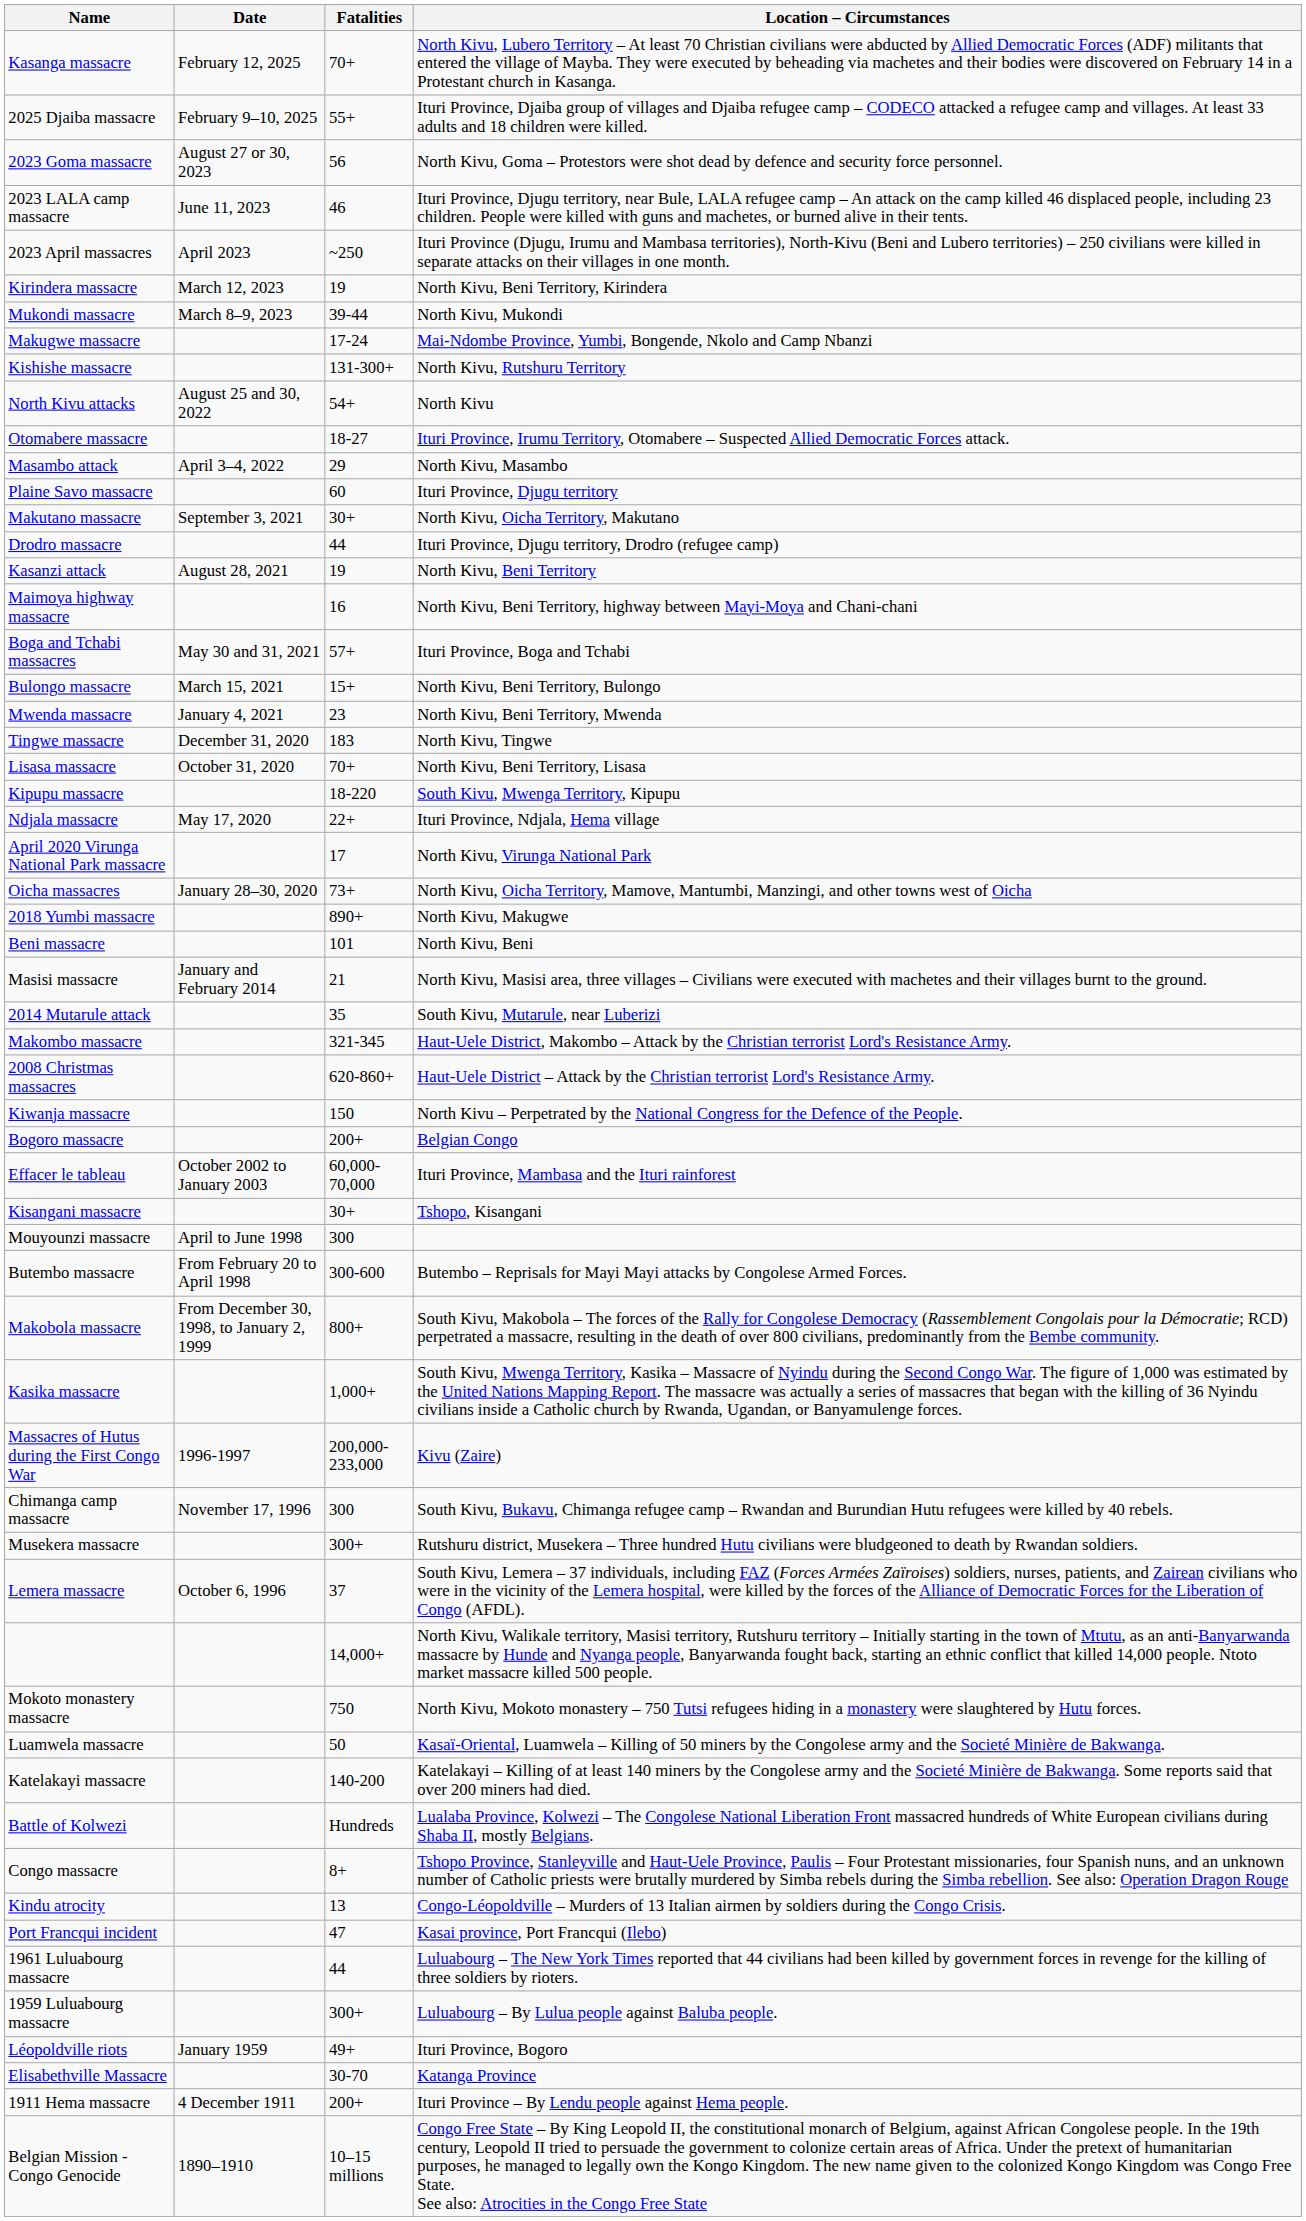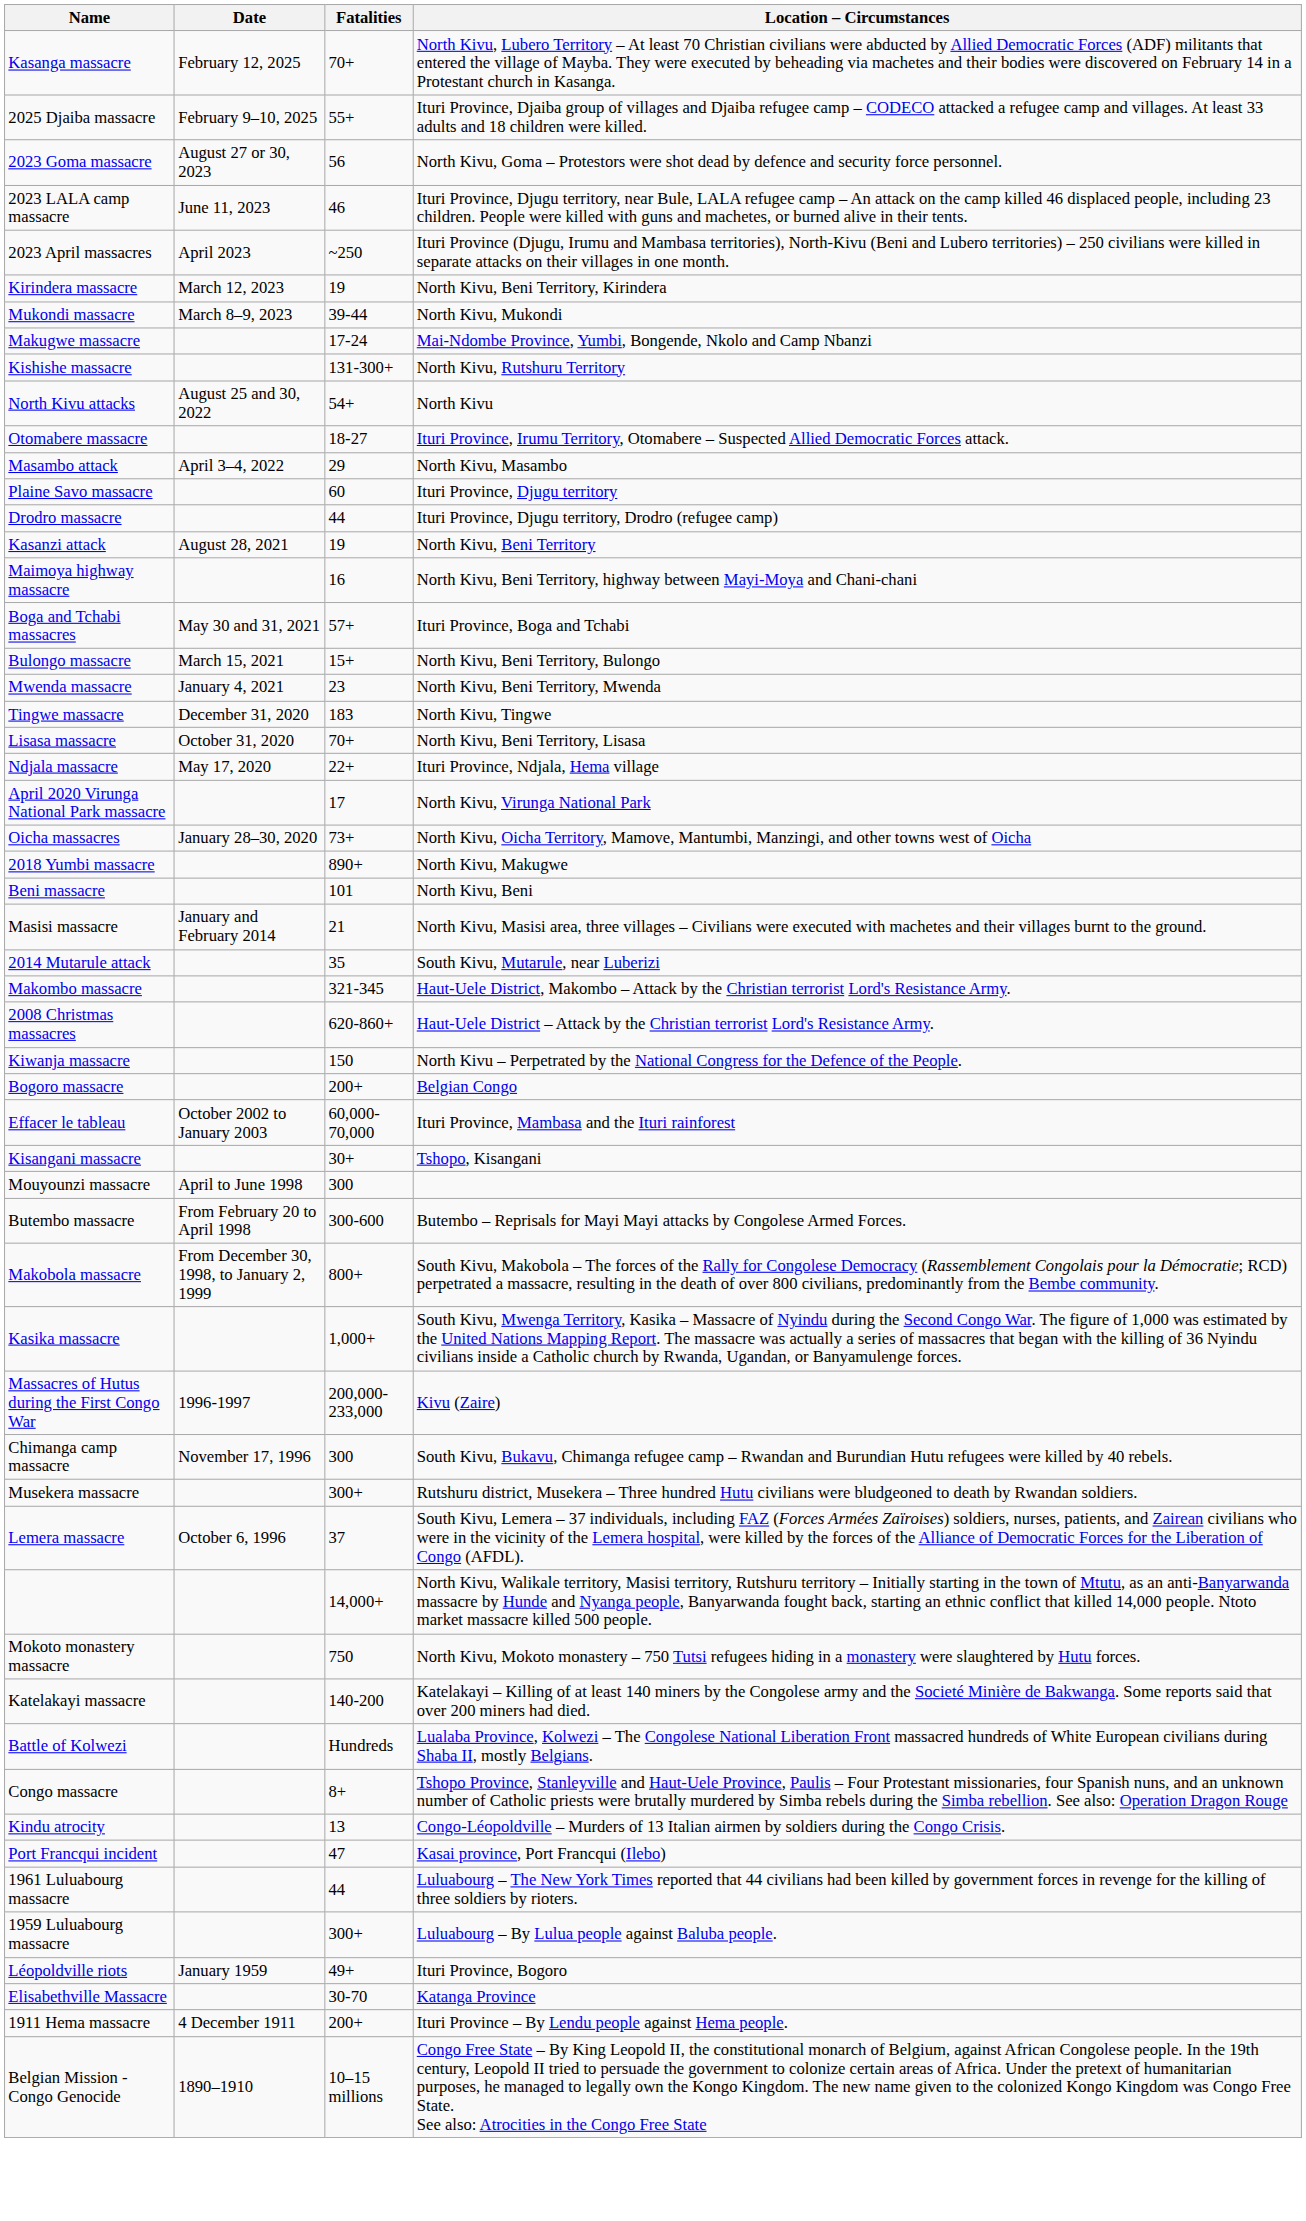- row: (75, 518)
- row: (66, 793)
- row: (76, 1744)
